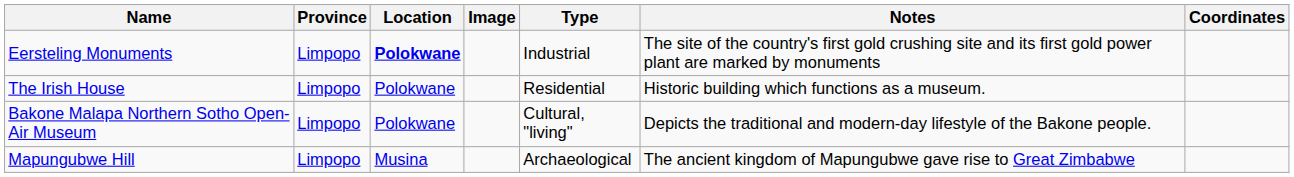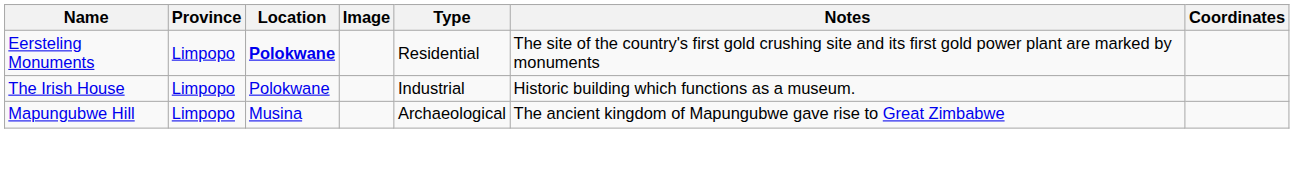(557, 52) Industrial -> (439, 52) Residential
(564, 88) Residential -> (431, 88) Industrial
- row: (149, 123)
